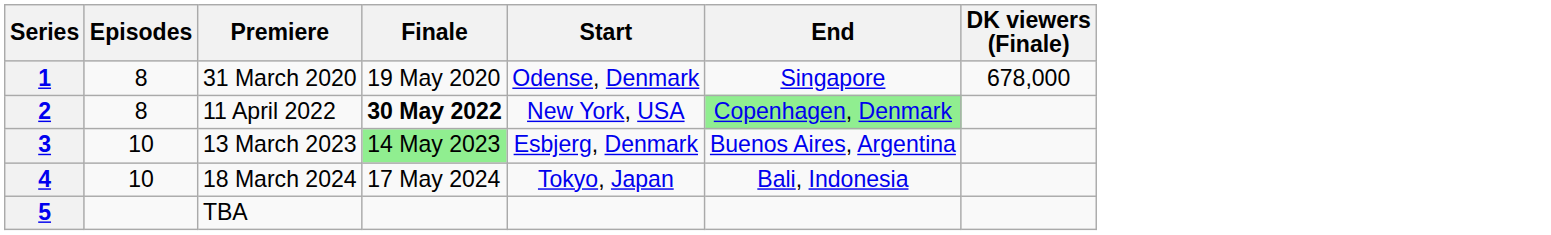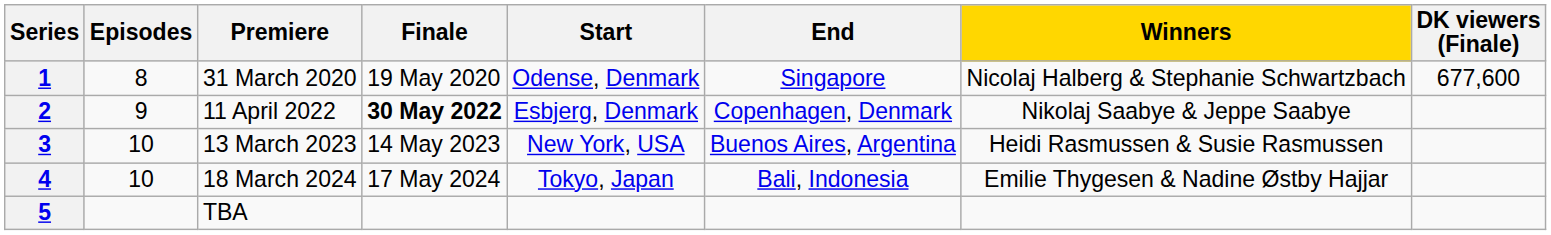+ column: (1186, 32)
(1029, 78) 678,000 -> (1479, 78) 677,600
(141, 111) 8 -> (141, 111) 9
(606, 111) New York, USA -> (606, 111) Esbjerg, Denmark
(833, 111) lightgreen background -> (833, 111) no background
(434, 145) lightgreen background -> (434, 145) no background
(606, 145) Esbjerg, Denmark -> (606, 145) New York, USA
